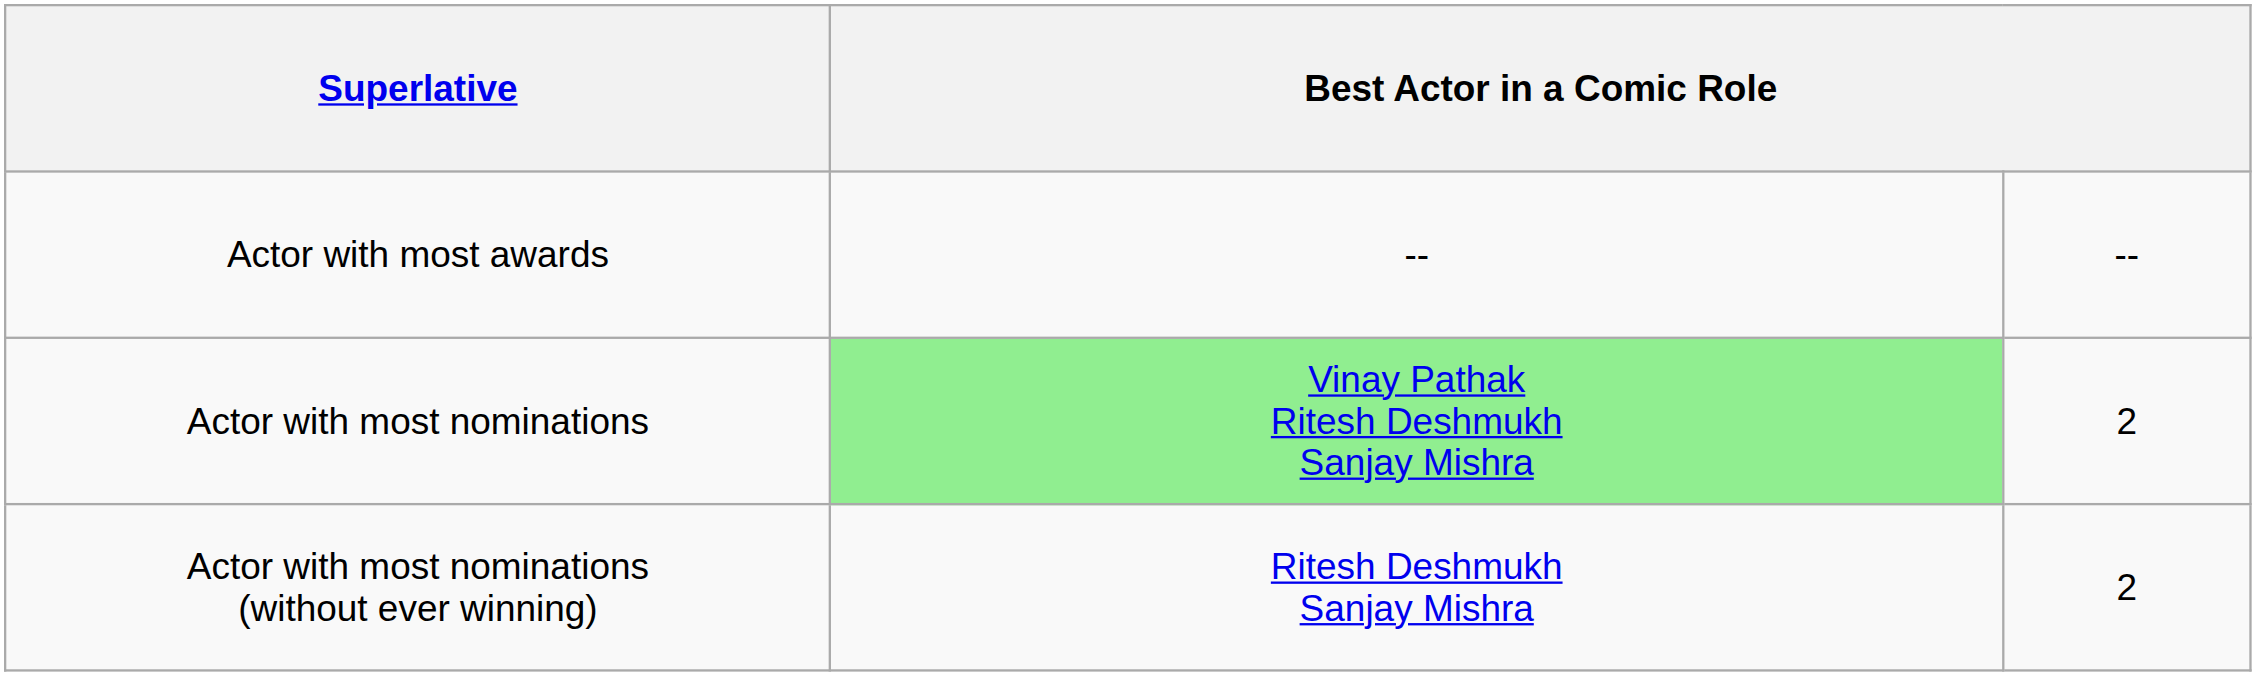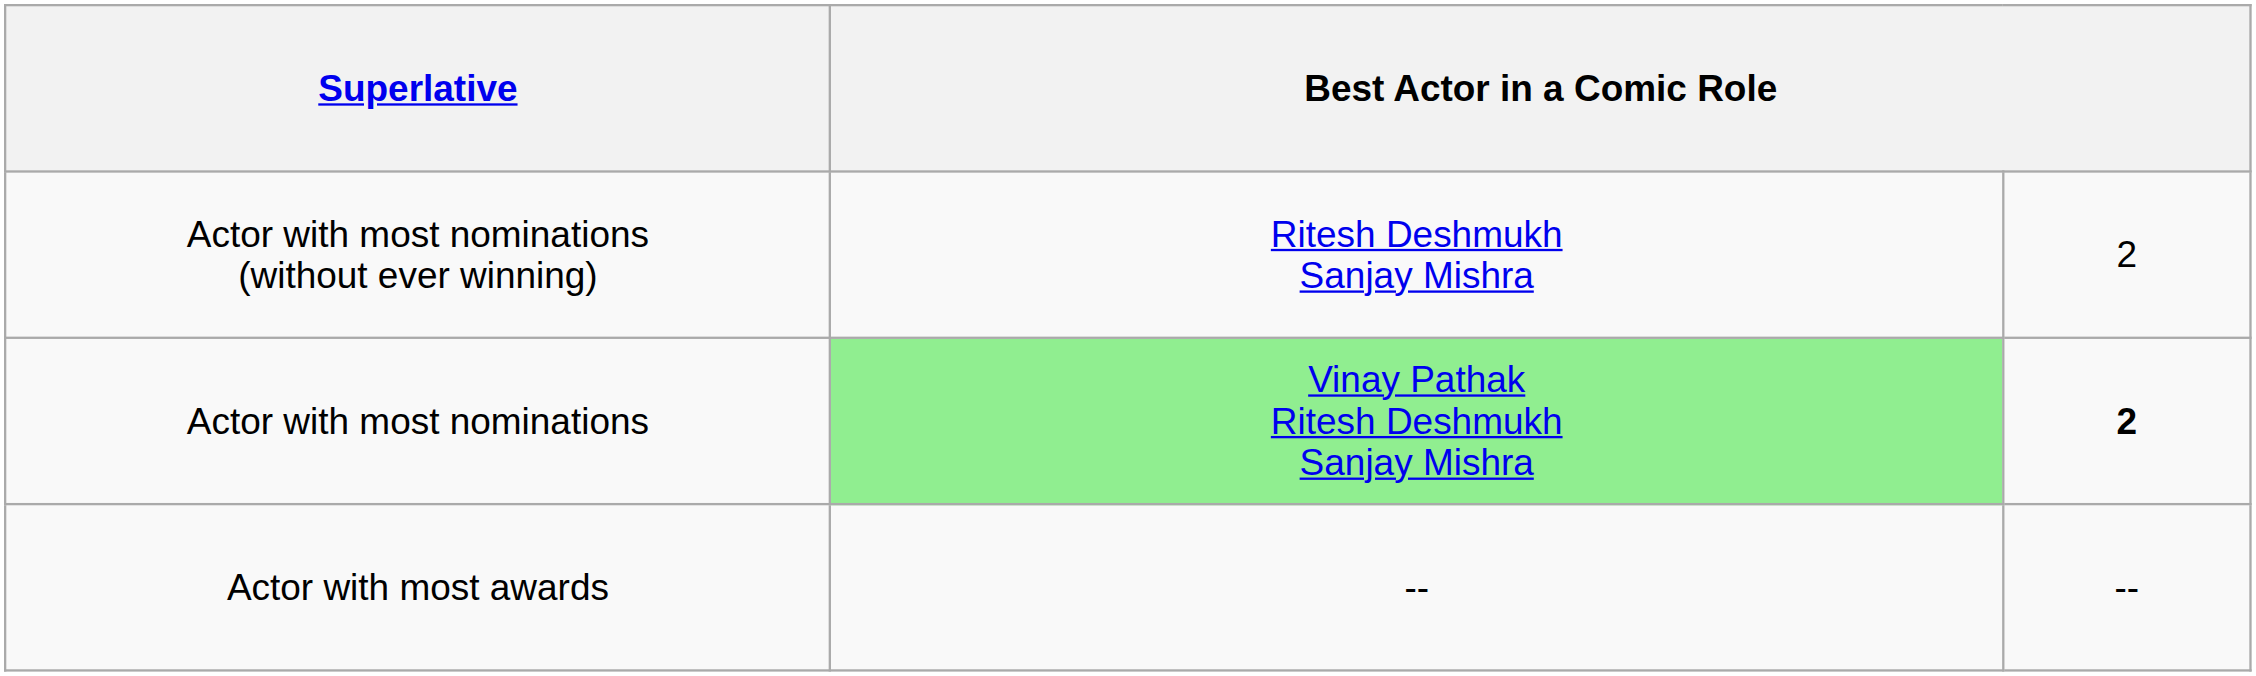rows swapped: (418, 253) <-> (418, 586)
(2127, 420) normal -> (2127, 420) bold
